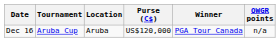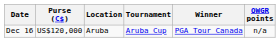columns swapped: (60, 15) <-> (148, 15)
